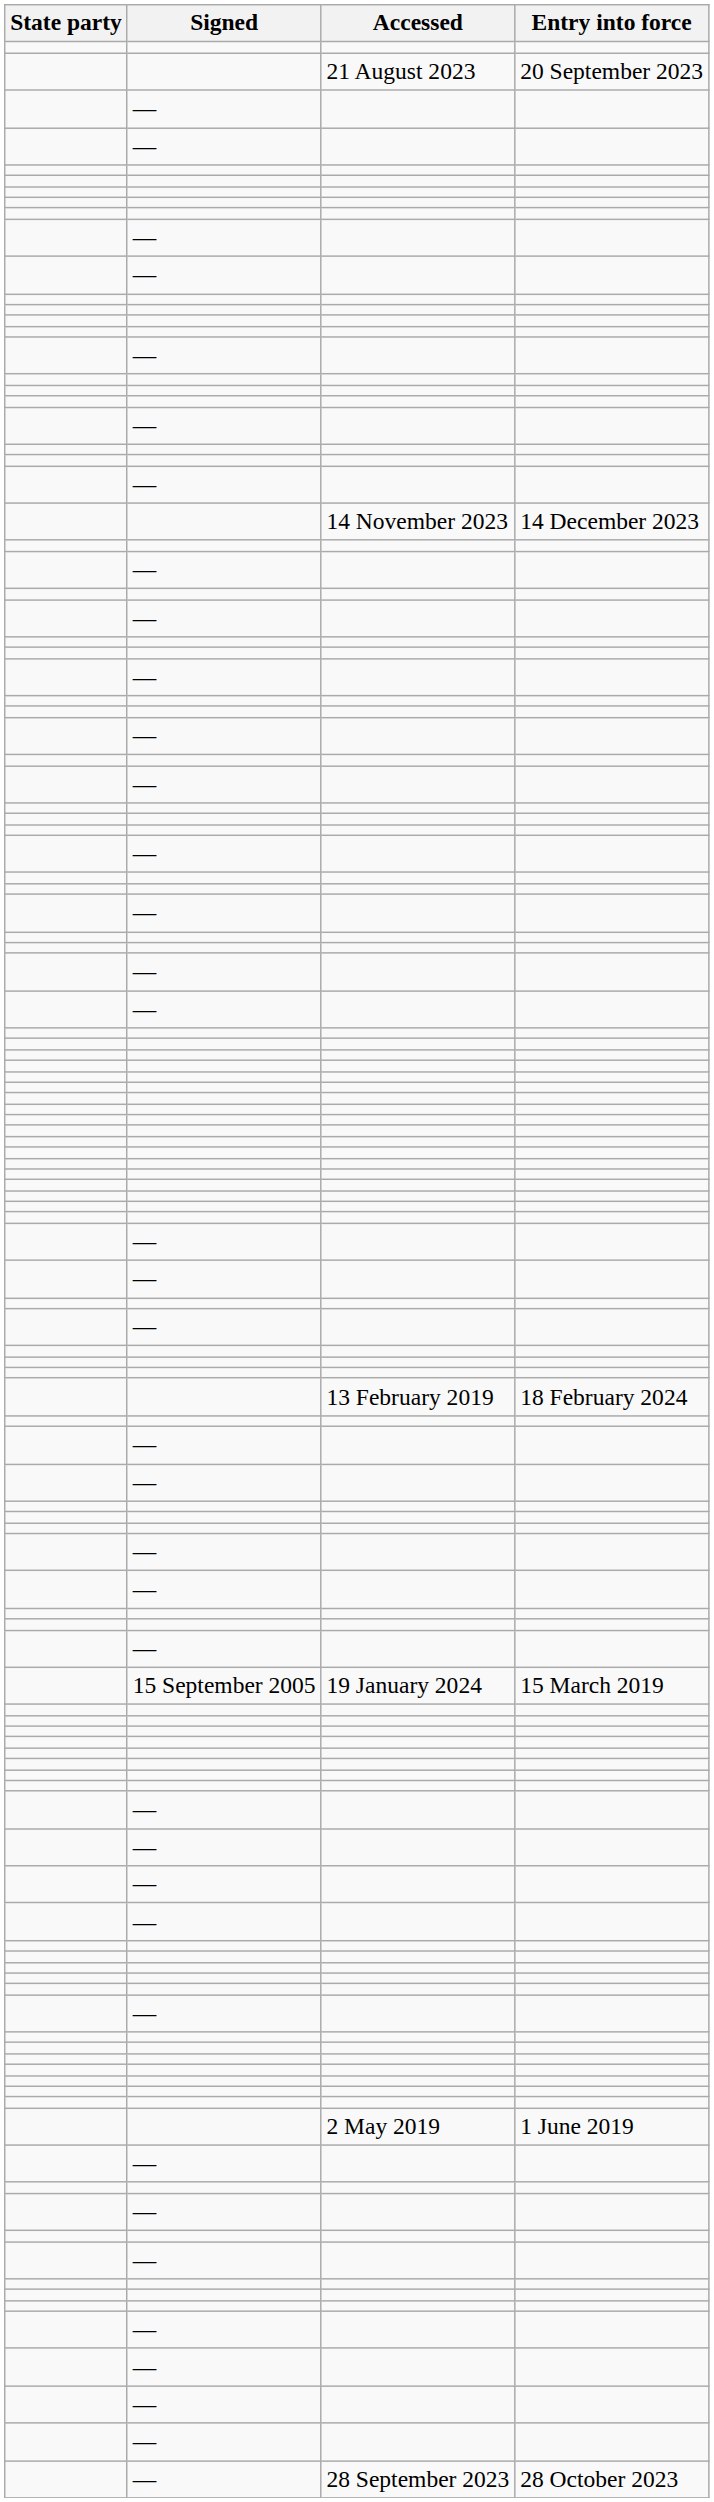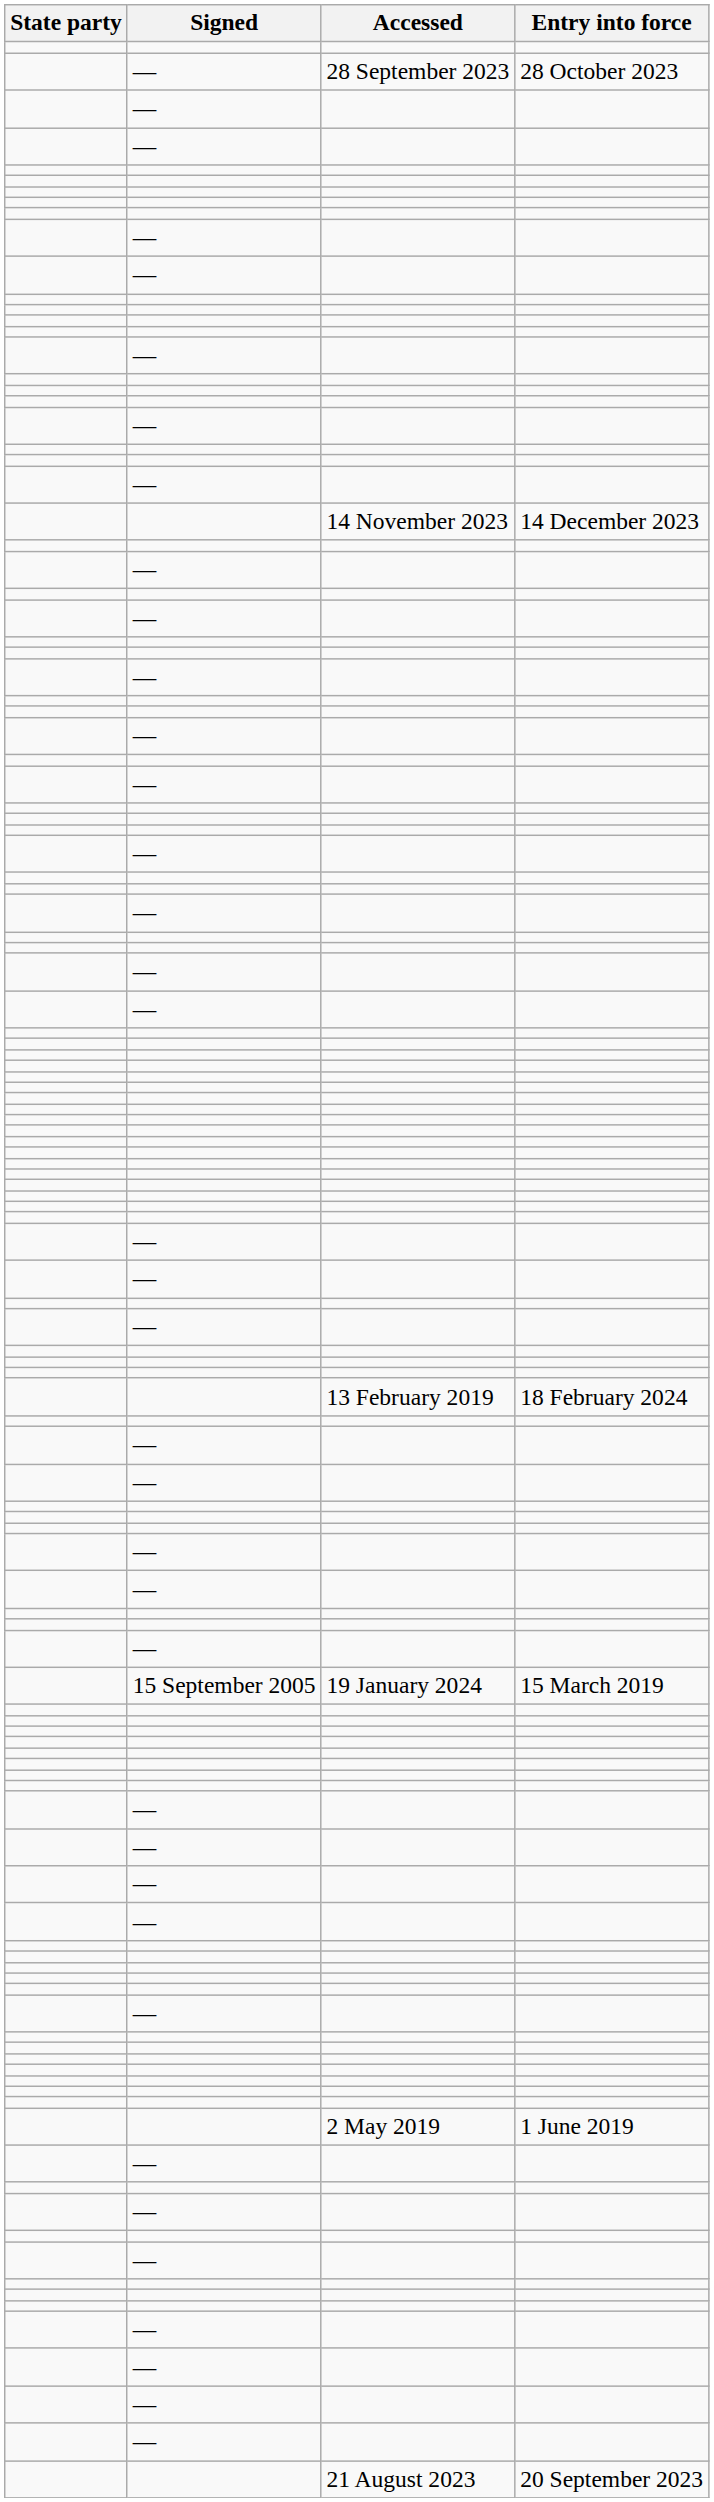rows swapped: (224, 72) <-> (144, 2478)
